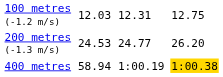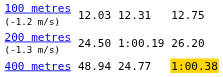(95, 43) 24.53 -> (95, 43) 24.50
(135, 43) 24.77 -> (141, 43) 1:00.19
(95, 66) 58.94 -> (95, 66) 48.94
(141, 66) 1:00.19 -> (135, 66) 24.77
